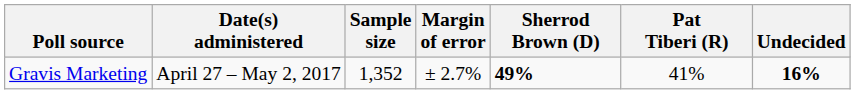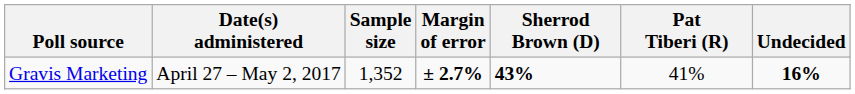(453, 72) normal -> (453, 72) bold
(514, 72) 49% -> (514, 72) 43%
